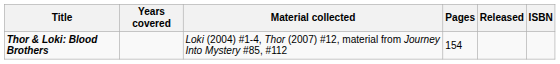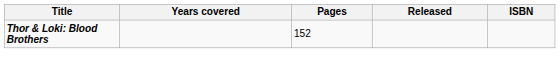- column: (313, 18)
(454, 45) 154 -> (302, 34) 152
